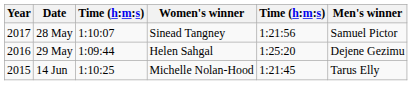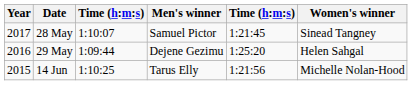columns swapped: (368, 13) <-> (202, 13)
(277, 32) 1:21:56 -> (247, 32) 1:21:45
(277, 70) 1:21:45 -> (247, 70) 1:21:56
